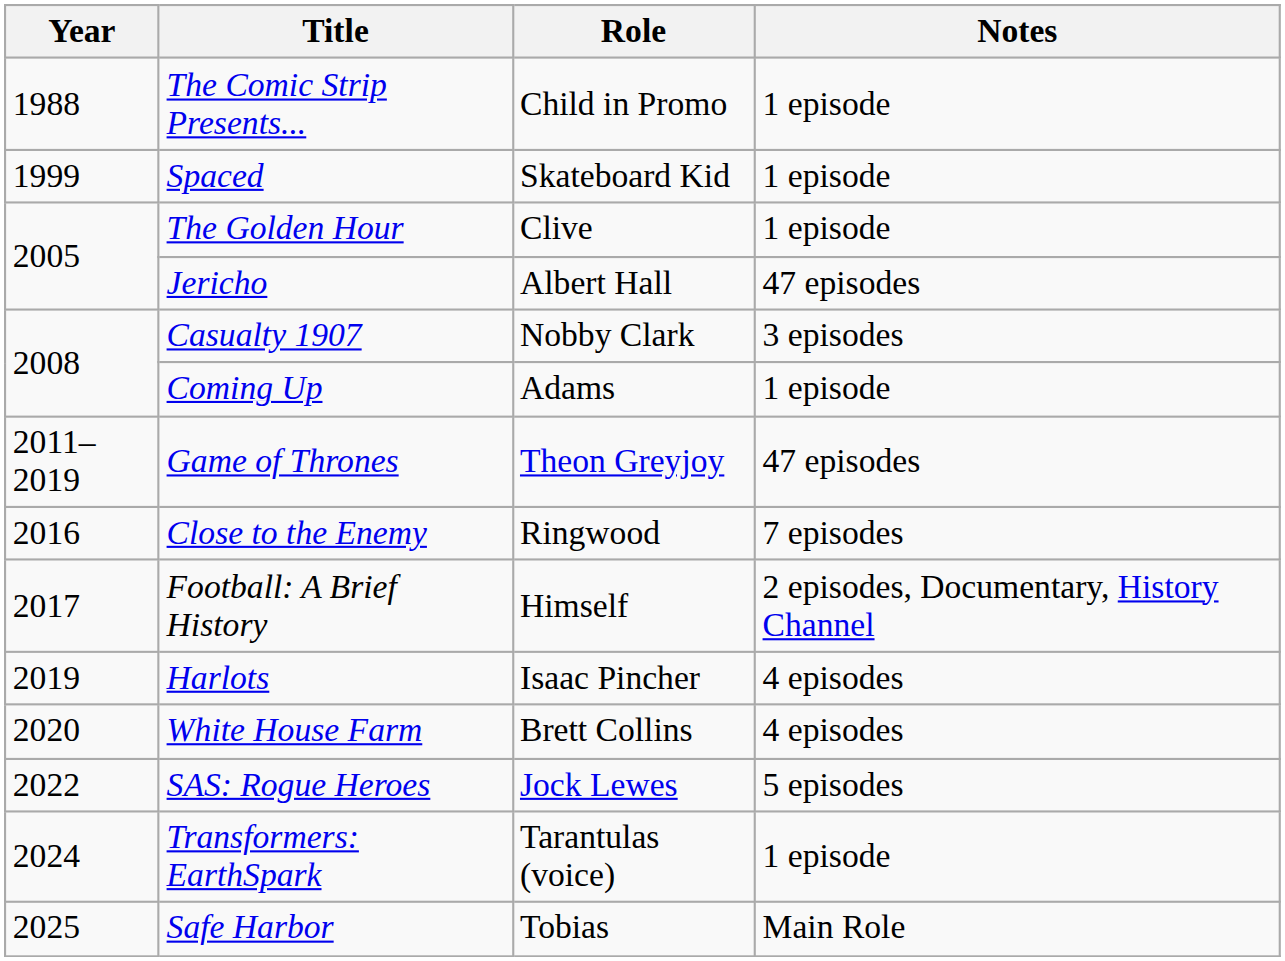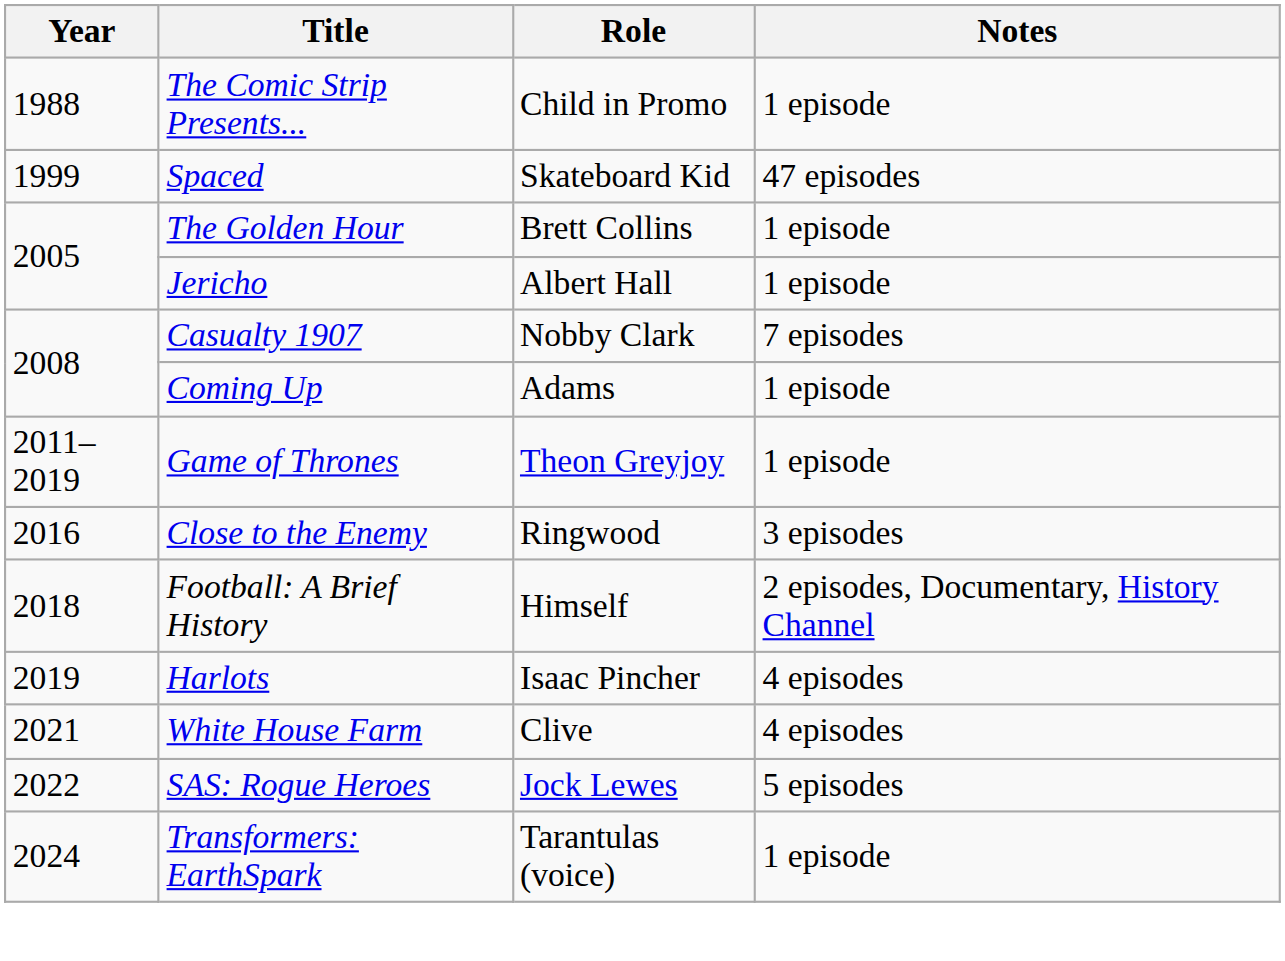(826, 175) 1 episode -> (841, 175) 47 episodes
(556, 228) Clive -> (606, 228) Brett Collins
(841, 282) 47 episodes -> (826, 282) 1 episode
(833, 335) 3 episodes -> (833, 335) 7 episodes
(841, 460) 47 episodes -> (826, 460) 1 episode
(833, 533) 7 episodes -> (833, 533) 3 episodes
(46, 605) 2017 -> (46, 605) 2018
(46, 730) 2020 -> (46, 730) 2021
(606, 730) Brett Collins -> (556, 730) Clive
- row: (250, 928)
